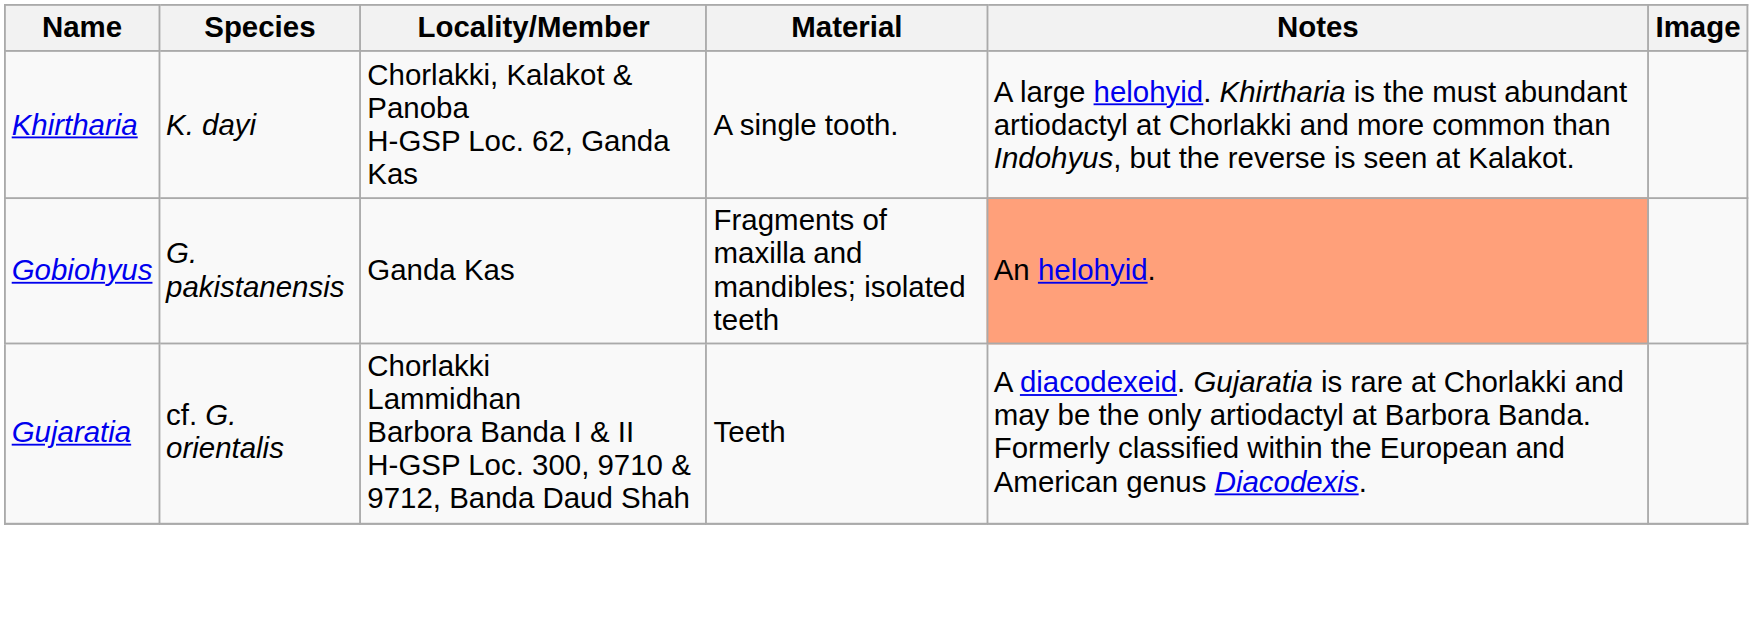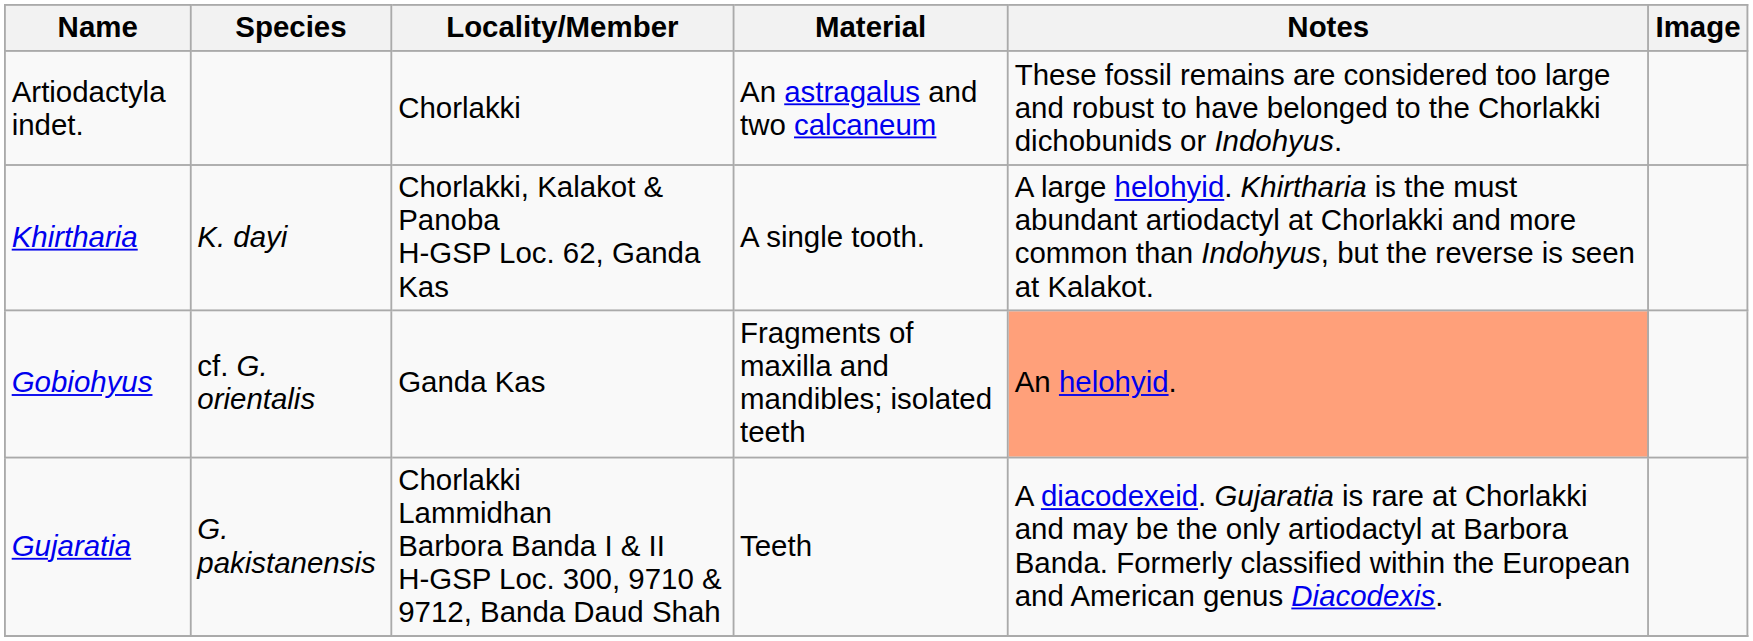+ row: (89, 107)
(255, 270) G. pakistanensis -> (256, 383) cf. G. orientalis
(225, 432) cf. G. orientalis -> (287, 545) G. pakistanensis
